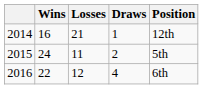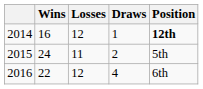(77, 34) 21 -> (77, 34) 12
(163, 34) normal -> (164, 34) bold
